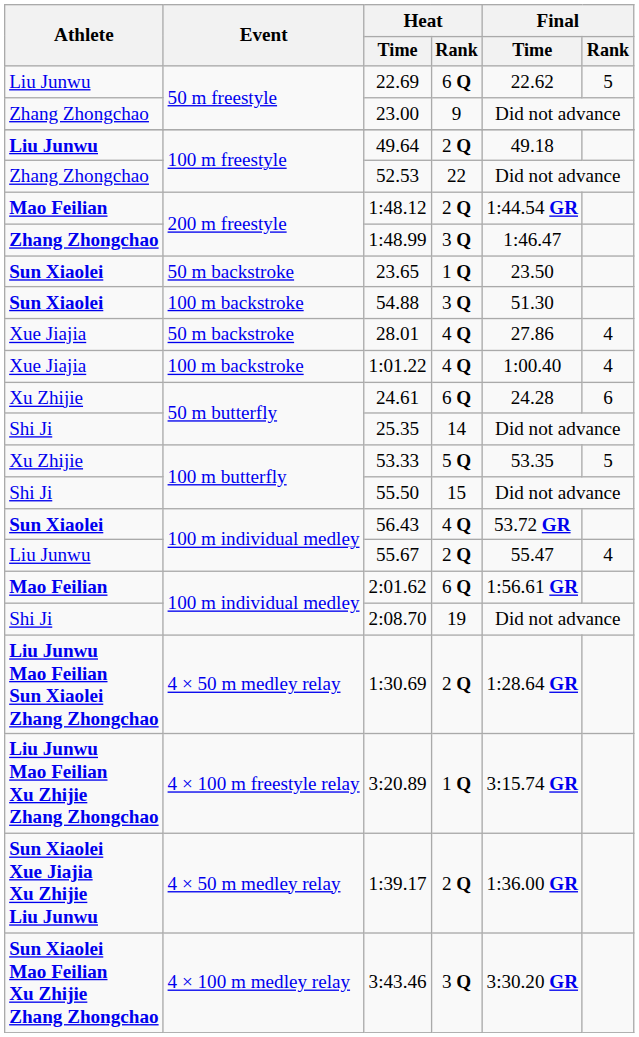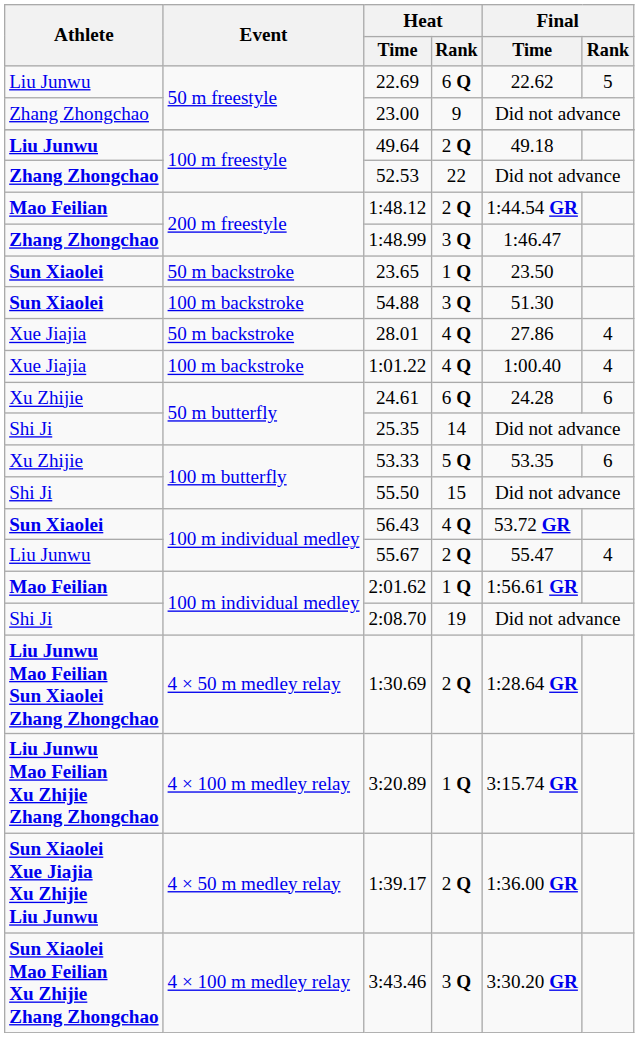(79, 176) normal -> (84, 176) bold
(608, 461) 5 -> (608, 461) 6
(457, 587) 6 Q -> (456, 587) 1 Q
(264, 784) 4 × 100 m freestyle relay -> (259, 784) 4 × 100 m medley relay
